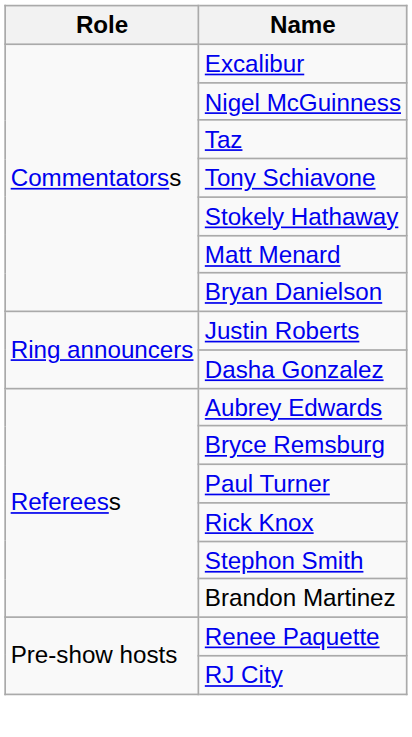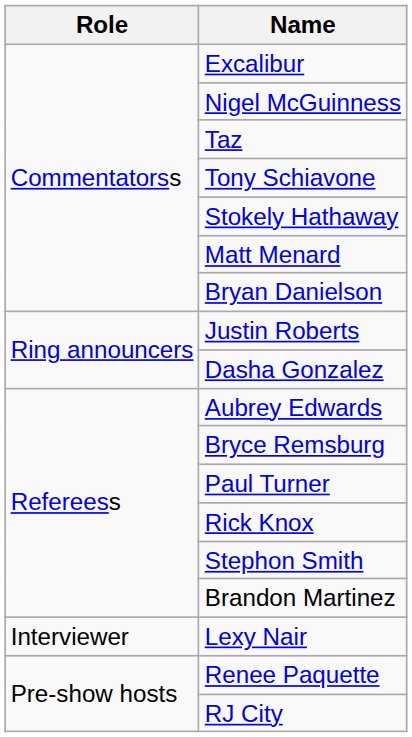+ row: (256, 637)
